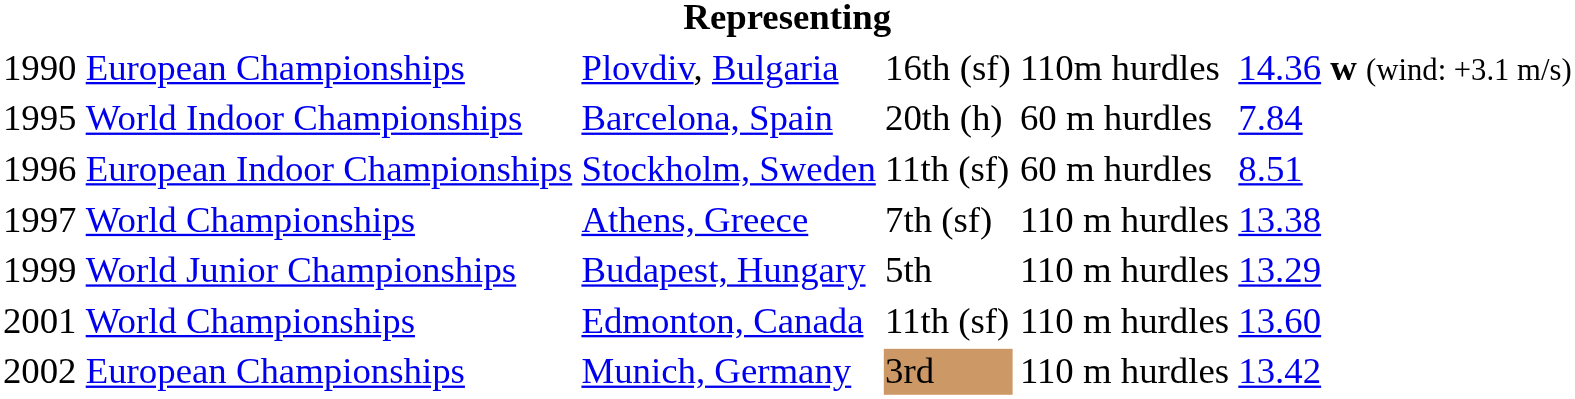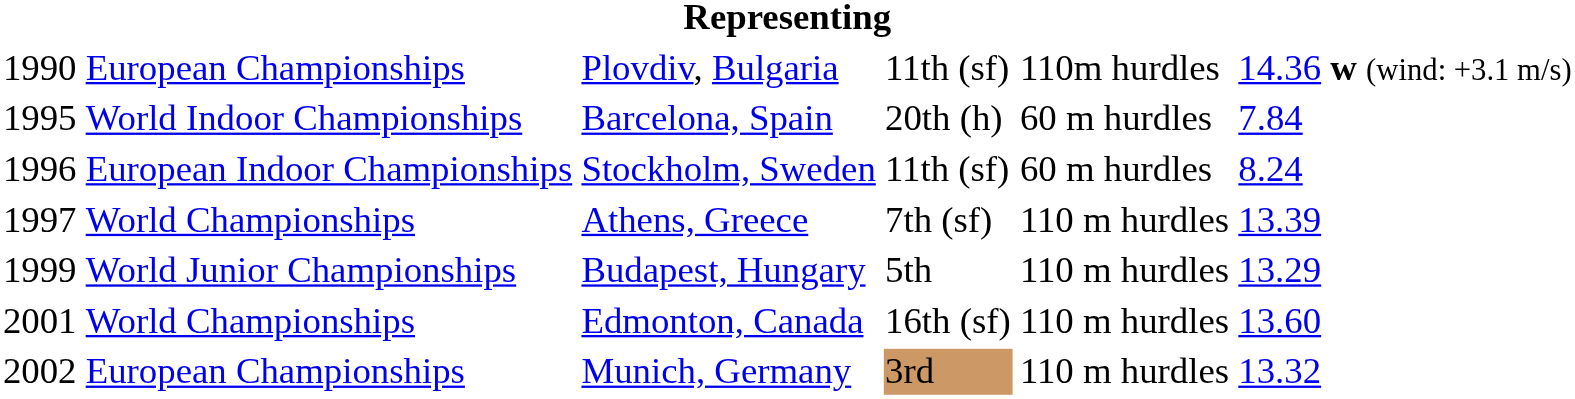(948, 67) 16th (sf) -> (947, 67) 11th (sf)
(1271, 168) 8.51 -> (1271, 168) 8.24
(1280, 219) 13.38 -> (1280, 219) 13.39
(947, 320) 11th (sf) -> (948, 320) 16th (sf)
(1280, 371) 13.42 -> (1280, 371) 13.32
